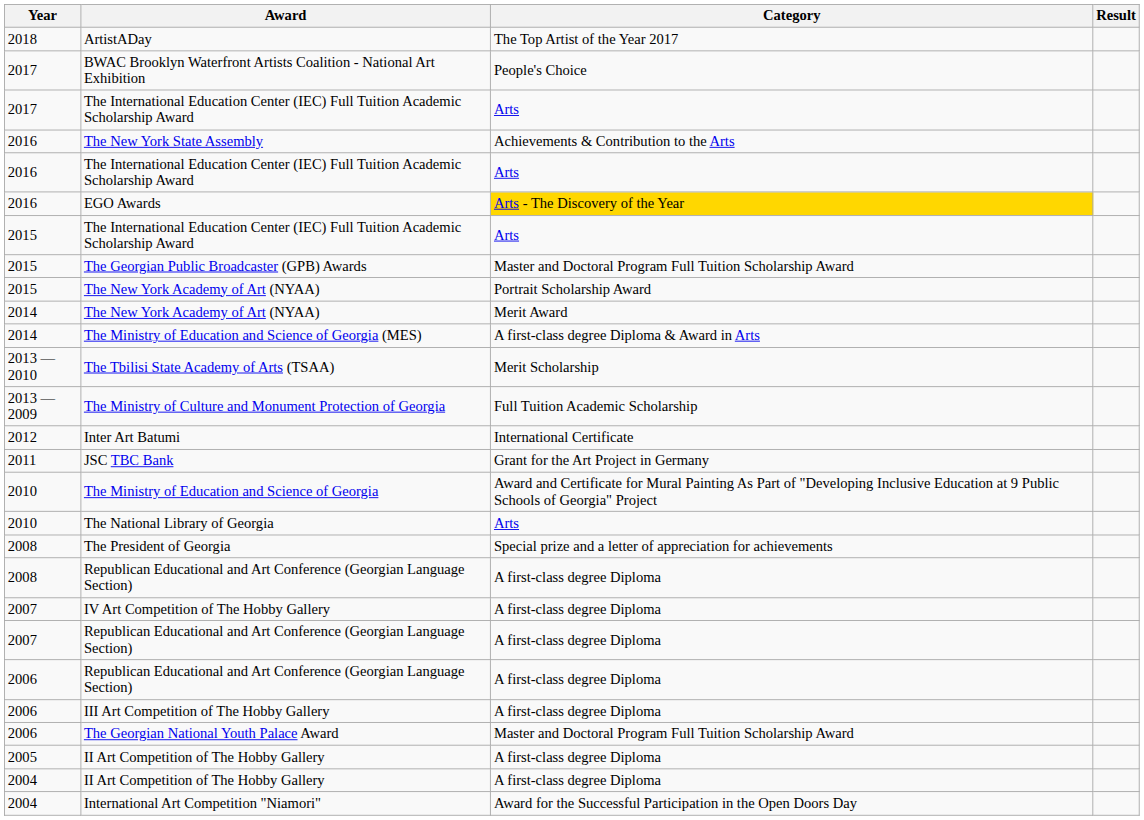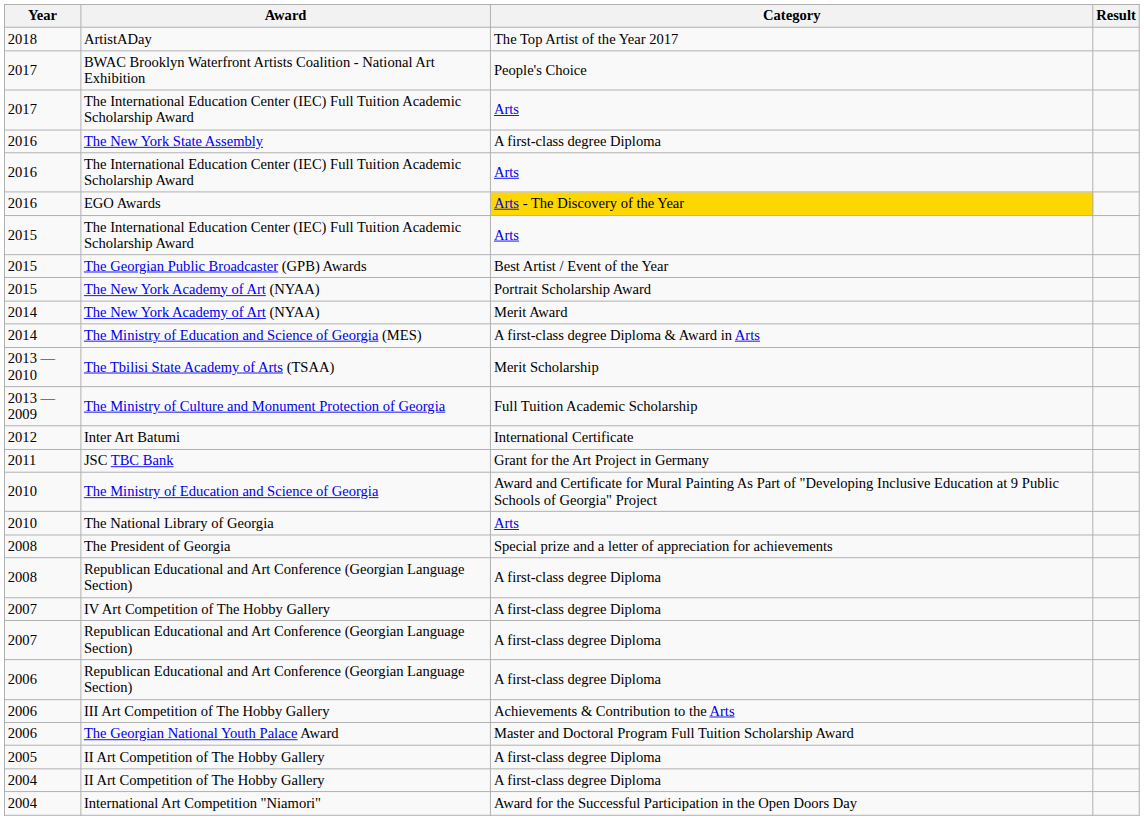(614, 141) Achievements & Contribution to the Arts -> (577, 141) A first-class degree Diploma
(674, 266) Master and Doctoral Program Full Tuition Scholarship Award -> (581, 266) Best Artist / Event of the Year
(577, 710) A first-class degree Diploma -> (614, 710) Achievements & Contribution to the Arts
